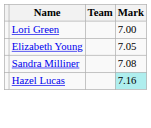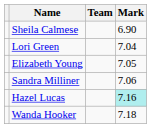+ row: (45, 30)
(127, 30) 7.00 -> (127, 47) 7.04
(127, 64) 7.08 -> (127, 81) 7.06
+ row: (44, 115)
